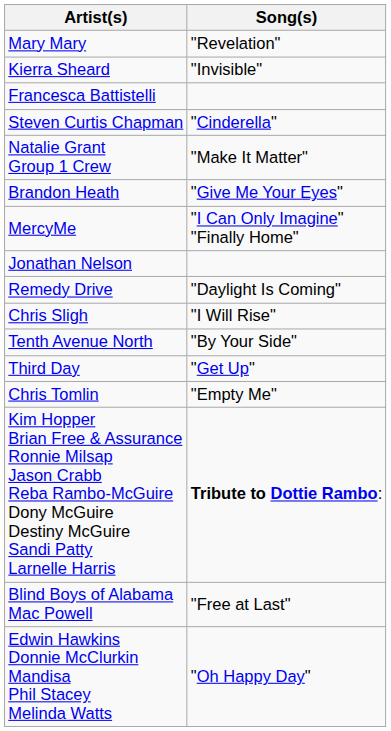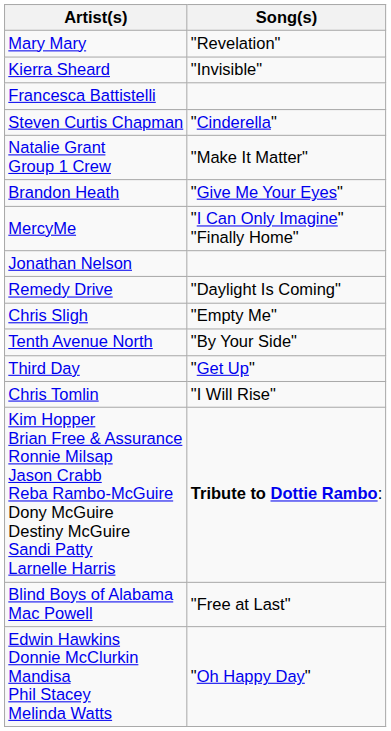(233, 316) "I Will Rise" -> (234, 316) "Empty Me"
(234, 394) "Empty Me" -> (233, 394) "I Will Rise"
